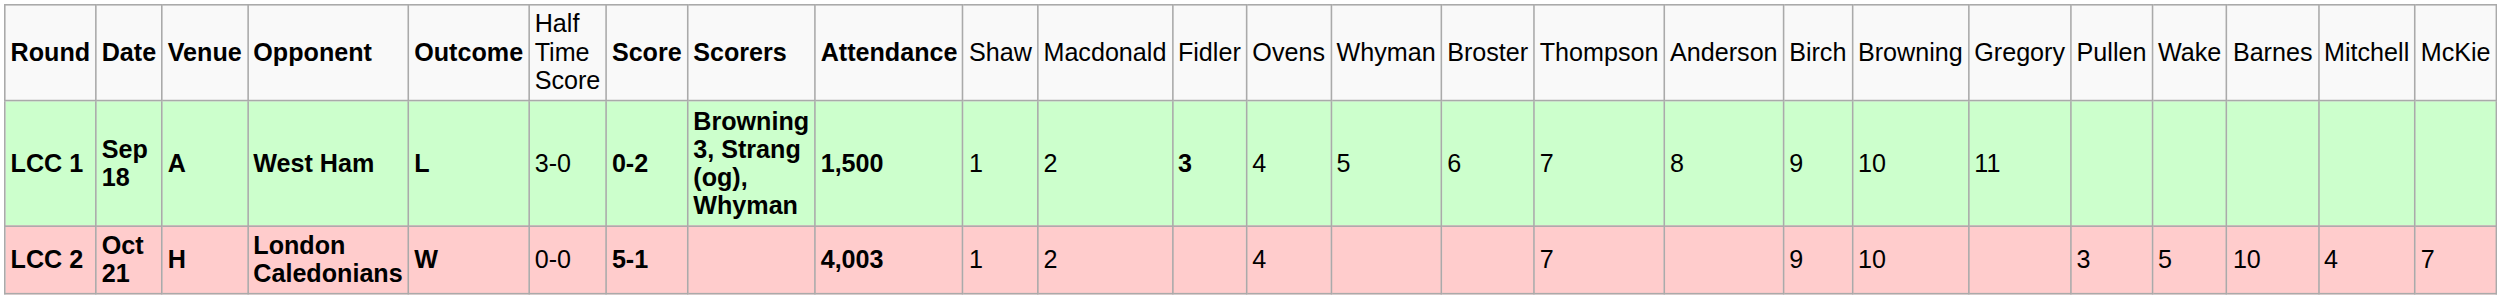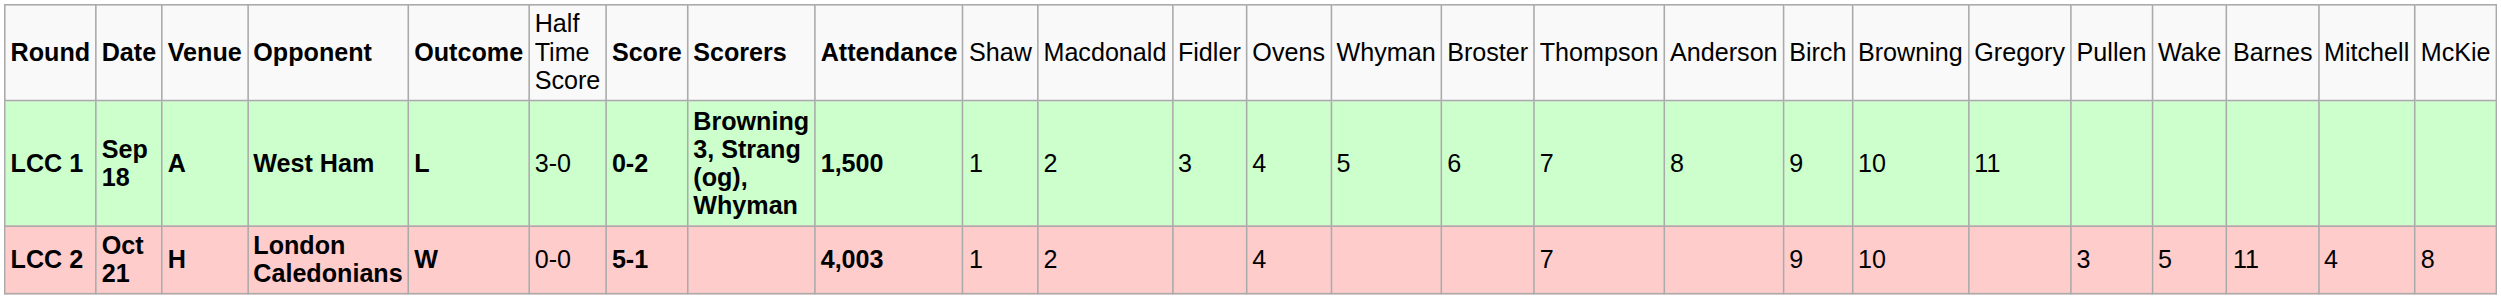(1185, 163) bold -> (1185, 163) normal
(2247, 259) 10 -> (2246, 259) 11
(2428, 259) 7 -> (2428, 259) 8
